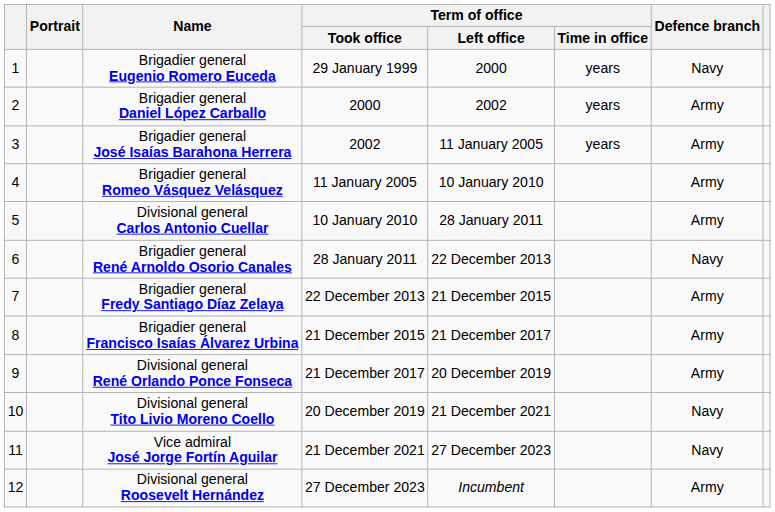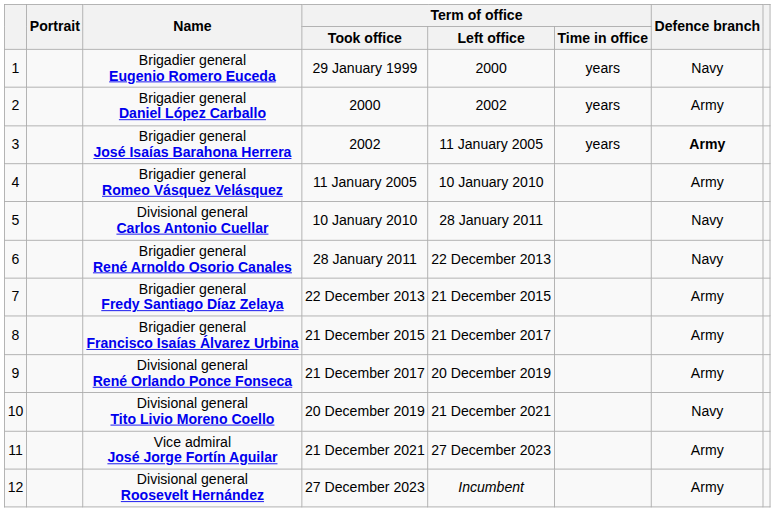(707, 144) normal -> (707, 144) bold
(707, 220) Army -> (707, 220) Navy
(707, 449) Navy -> (707, 449) Army
